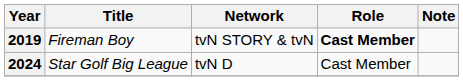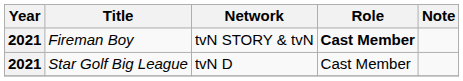(25, 40) 2019 -> (25, 40) 2021
(25, 64) 2024 -> (25, 64) 2021
